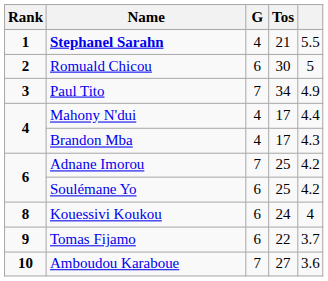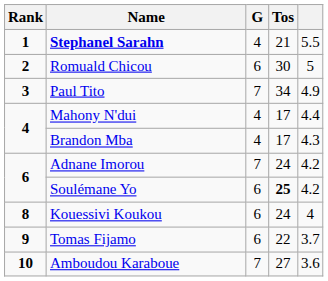(283, 165) 25 -> (283, 165) 24
(283, 190) normal -> (283, 190) bold
